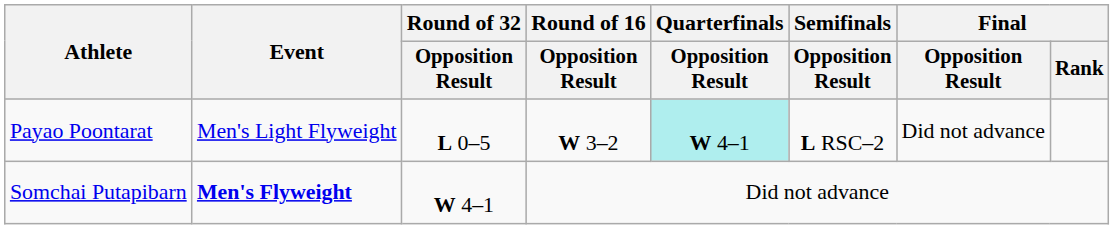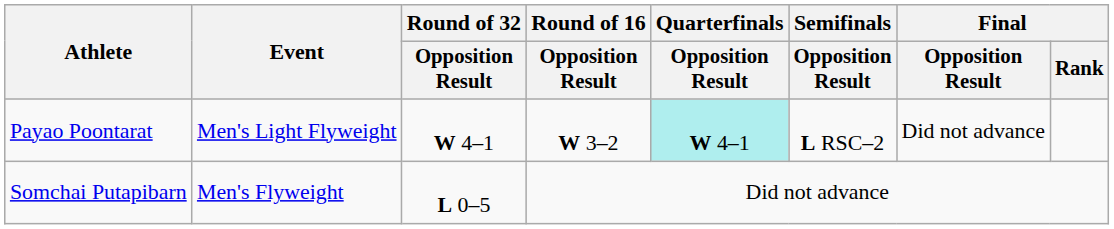(464, 143) L 0–5 -> (464, 143) W 4–1
(274, 192) bold -> (270, 192) normal
(464, 205) W 4–1 -> (464, 205) L 0–5
